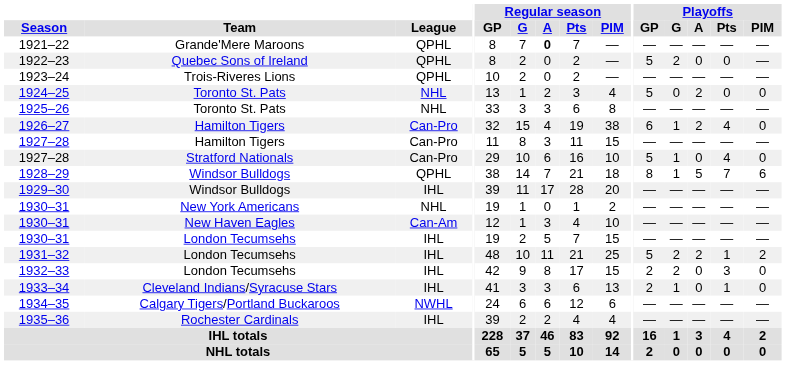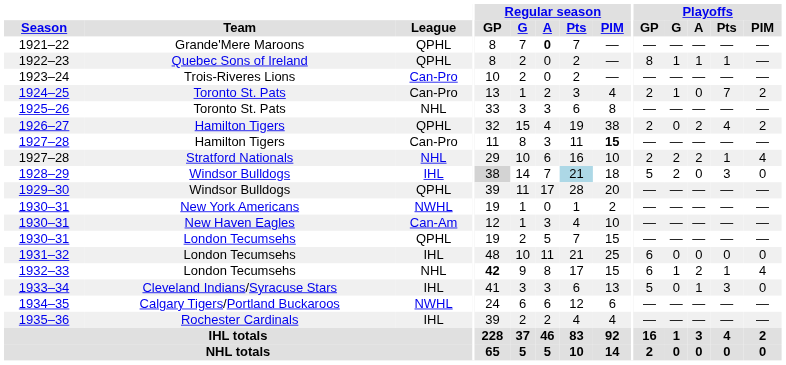(649, 60) 5 -> (649, 60) 8
(676, 60) 2 -> (676, 60) 1
(699, 60) 0 -> (699, 60) 1
(727, 60) 0 -> (727, 60) 1
(434, 76) QPHL -> (434, 76) Can-Pro
(434, 93) NHL -> (434, 93) Can-Pro
(649, 93) 5 -> (649, 93) 2
(676, 93) 0 -> (676, 93) 1
(699, 93) 2 -> (699, 93) 0
(727, 93) 0 -> (727, 93) 7
(763, 93) 0 -> (763, 93) 2
(434, 125) Can-Pro -> (434, 125) QPHL
(649, 125) 6 -> (649, 125) 2
(676, 125) 1 -> (676, 125) 0
(763, 125) 0 -> (763, 125) 2
(612, 141) normal -> (612, 141) bold
(434, 157) Can-Pro -> (434, 157) NHL
(649, 157) 5 -> (649, 157) 2
(676, 157) 1 -> (676, 157) 2
(699, 157) 0 -> (699, 157) 2
(727, 157) 4 -> (727, 157) 1
(763, 157) 0 -> (763, 157) 4
(434, 174) QPHL -> (434, 174) IHL
(492, 174) no background -> (492, 174) lightgrey background
(576, 174) no background -> (576, 174) lightblue background
(649, 174) 8 -> (649, 174) 5
(676, 174) 1 -> (676, 174) 2
(699, 174) 5 -> (699, 174) 0
(727, 174) 7 -> (727, 174) 3
(763, 174) 6 -> (763, 174) 0
(434, 190) IHL -> (434, 190) QPHL
(434, 206) NHL -> (434, 206) NWHL
(434, 238) IHL -> (434, 238) QPHL
(649, 255) 5 -> (649, 255) 6
(676, 255) 2 -> (676, 255) 0
(699, 255) 2 -> (699, 255) 0
(727, 255) 1 -> (727, 255) 0
(763, 255) 2 -> (763, 255) 0
(434, 271) IHL -> (434, 271) NHL
(492, 271) normal -> (492, 271) bold
(649, 271) 2 -> (649, 271) 6
(676, 271) 2 -> (676, 271) 1
(699, 271) 0 -> (699, 271) 2
(727, 271) 3 -> (727, 271) 1
(763, 271) 0 -> (763, 271) 4
(649, 287) 2 -> (649, 287) 5
(676, 287) 1 -> (676, 287) 0
(699, 287) 0 -> (699, 287) 1
(727, 287) 1 -> (727, 287) 3
